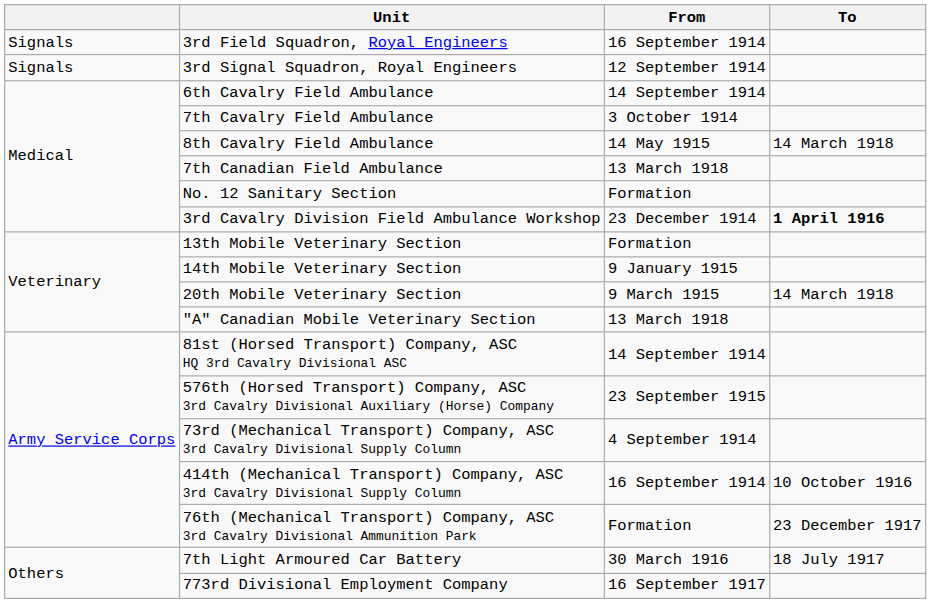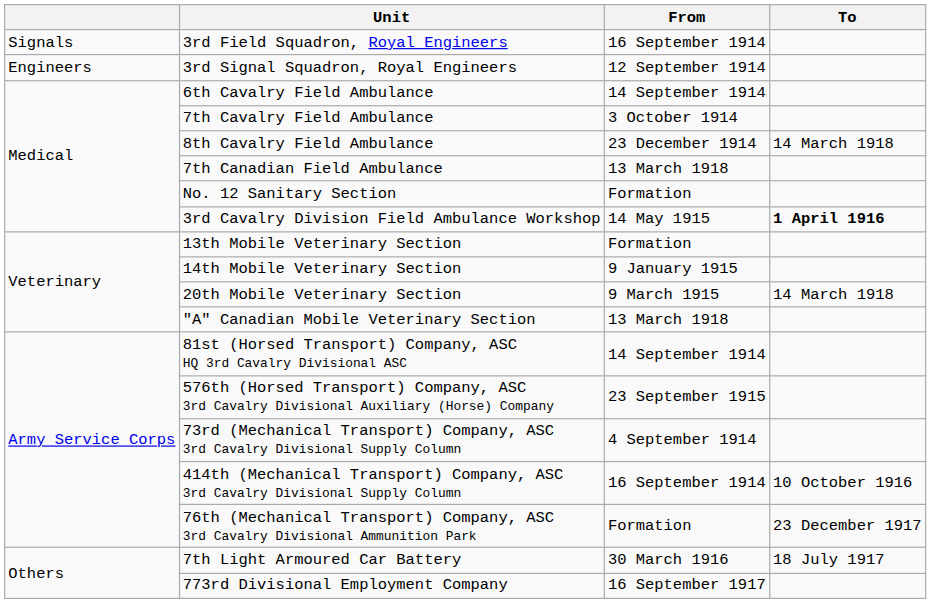(41, 68) Signals -> (50, 68) Engineers
(659, 143) 14 May 1915 -> (682, 143) 23 December 1914
(682, 219) 23 December 1914 -> (659, 219) 14 May 1915
